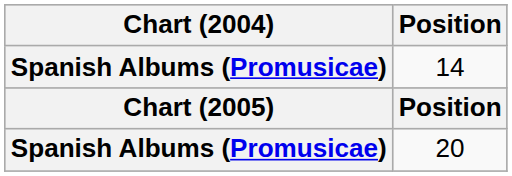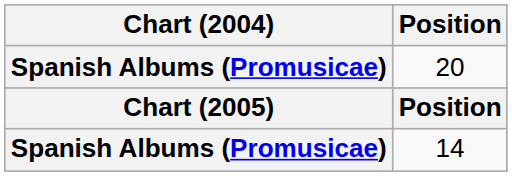rows swapped: (450, 66) <-> (450, 149)
